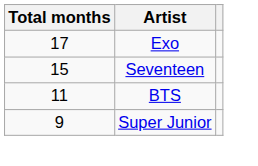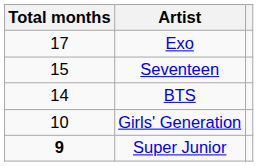(59, 95) 11 -> (59, 95) 14
+ row: (180, 122)
(59, 122) normal -> (59, 148) bold
